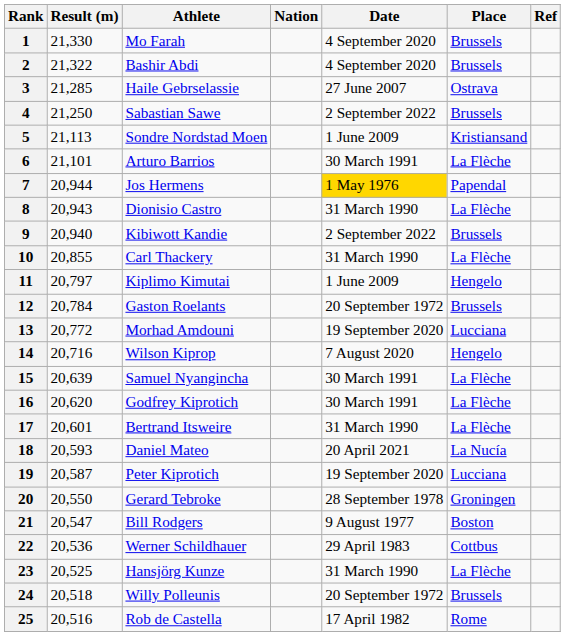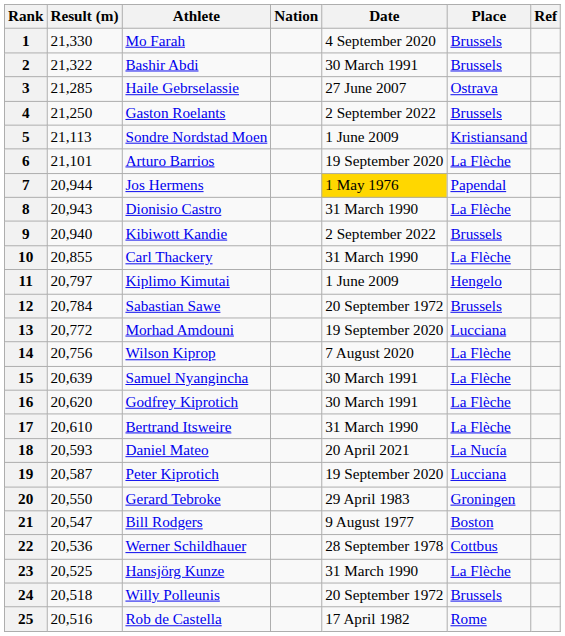(381, 64) 4 September 2020 -> (372, 64) 30 March 1991
(173, 112) Sabastian Sawe -> (175, 112) Gaston Roelants
(372, 161) 30 March 1991 -> (384, 161) 19 September 2020
(175, 305) Gaston Roelants -> (173, 305) Sabastian Sawe
(71, 354) 20,716 -> (71, 354) 20,756
(476, 354) Hengelo -> (481, 354) La Flèche
(71, 426) 20,601 -> (71, 426) 20,610
(384, 498) 28 September 1978 -> (367, 498) 29 April 1983
(367, 546) 29 April 1983 -> (384, 546) 28 September 1978
